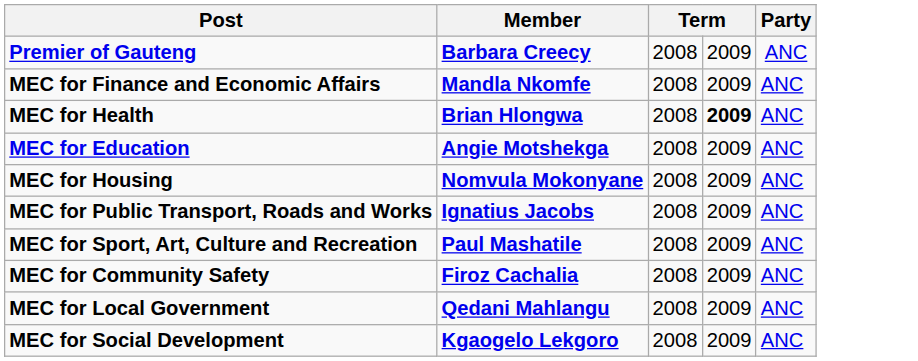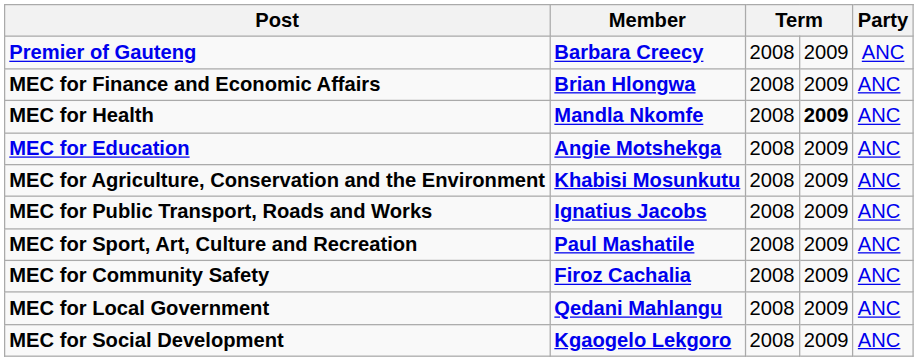(516, 84) Mandla Nkomfe -> (625, 84) Brian Hlongwa
(512, 116) Brian Hlongwa -> (629, 116) Mandla Nkomfe
+ row: (277, 180)
- row: (91, 180)
